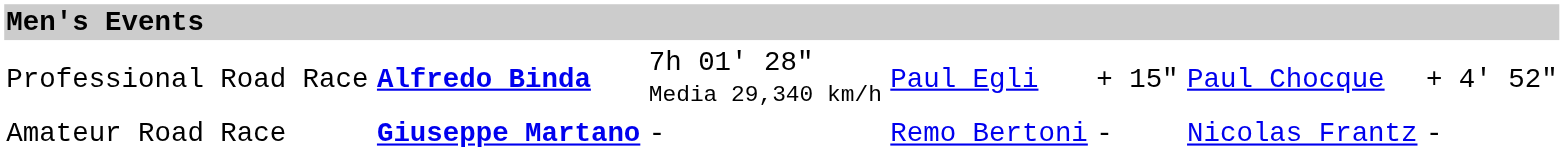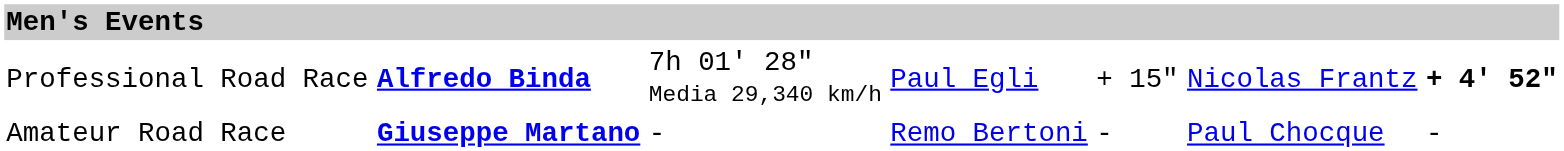(1286, 78) Paul Chocque -> (1302, 78) Nicolas Frantz
(1492, 78) normal -> (1492, 78) bold
(1302, 134) Nicolas Frantz -> (1286, 134) Paul Chocque
